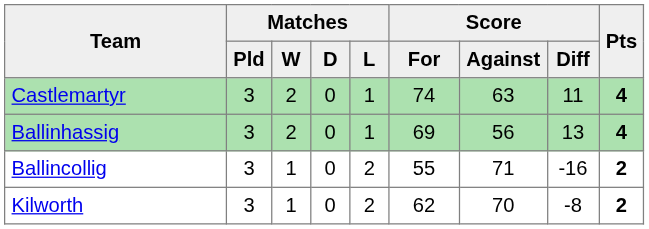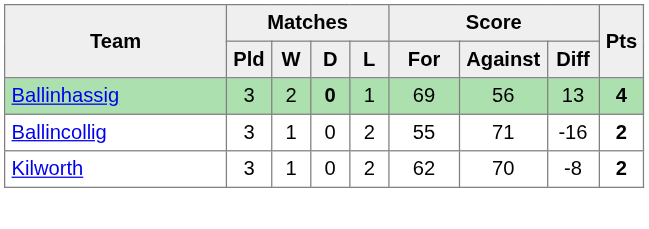- row: (69, 95)
(330, 132) normal -> (330, 95) bold
